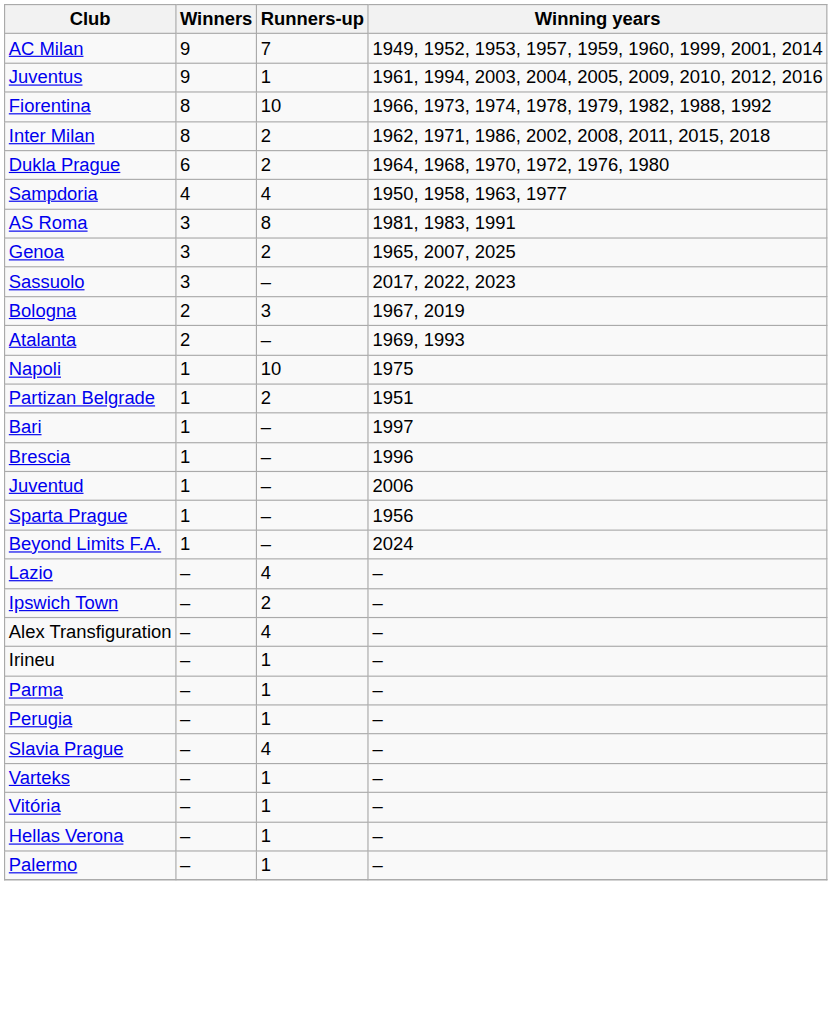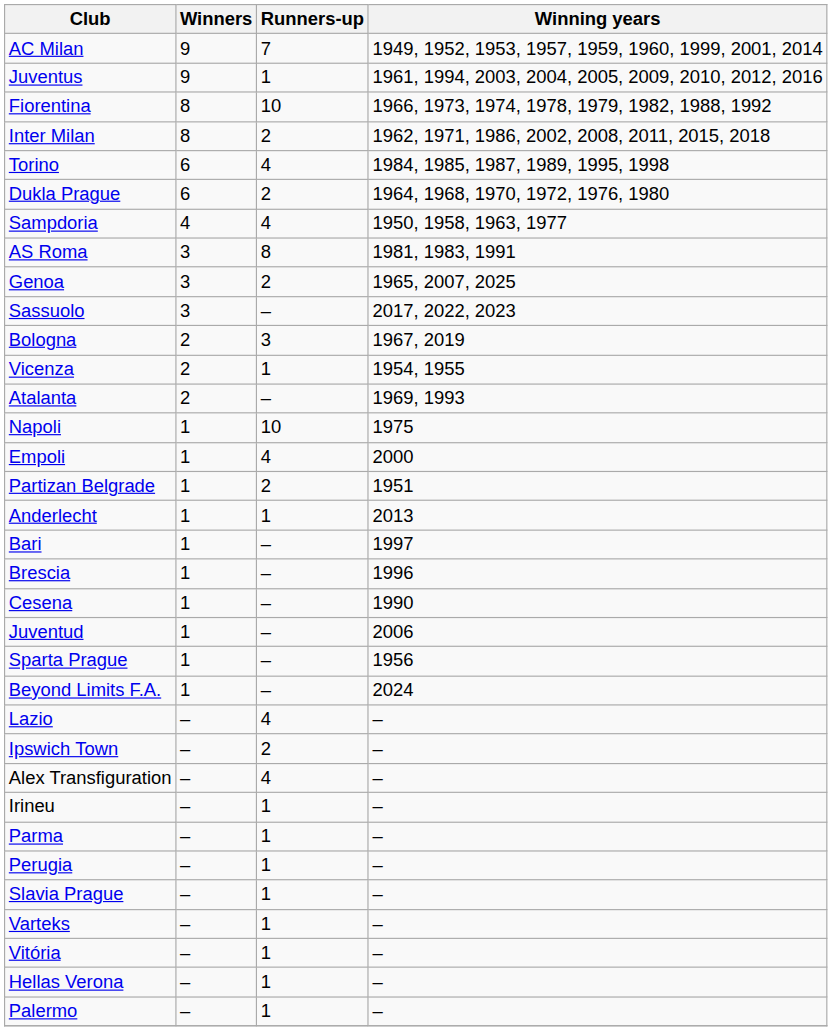+ row: (34, 164)
+ row: (41, 369)
+ row: (37, 456)
+ row: (53, 515)
+ row: (41, 602)
(266, 748) 4 -> (266, 894) 1
